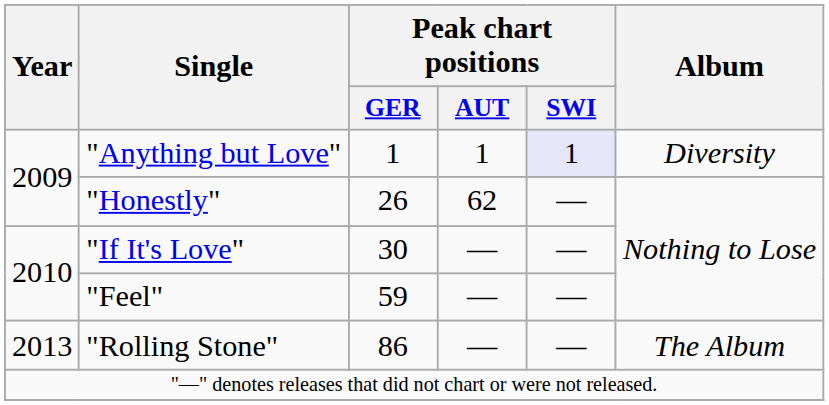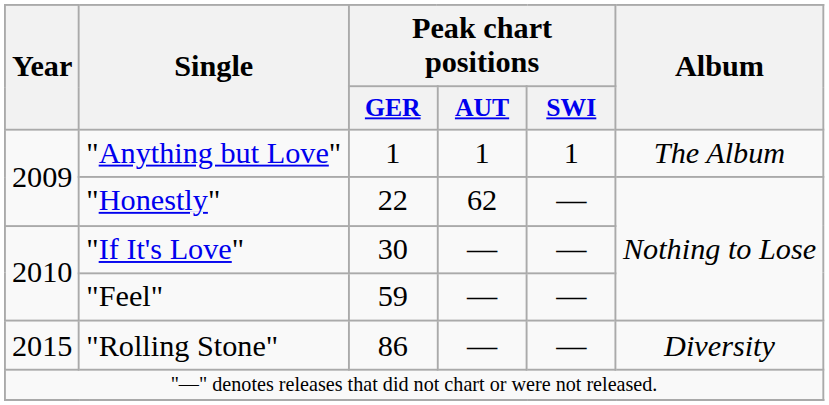(571, 152) lavender background -> (571, 152) no background
(720, 152) Diversity -> (720, 152) The Album
(393, 200) 26 -> (393, 200) 22
(42, 344) 2013 -> (42, 344) 2015
(720, 344) The Album -> (720, 344) Diversity
